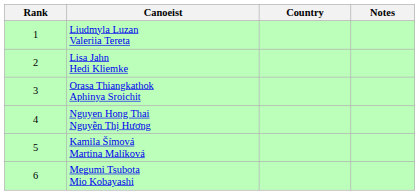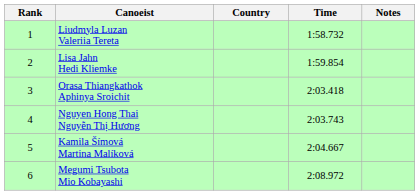+ column: (325, 12)
